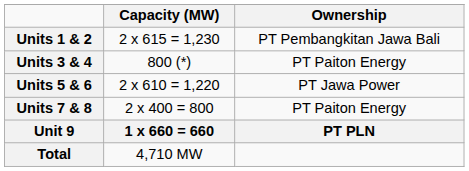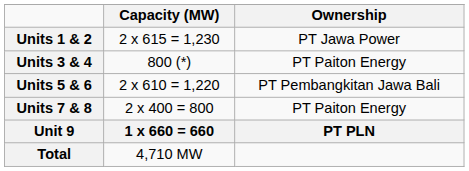(349, 39) PT Pembangkitan Jawa Bali -> (349, 39) PT Jawa Power
(349, 85) PT Jawa Power -> (349, 85) PT Pembangkitan Jawa Bali
